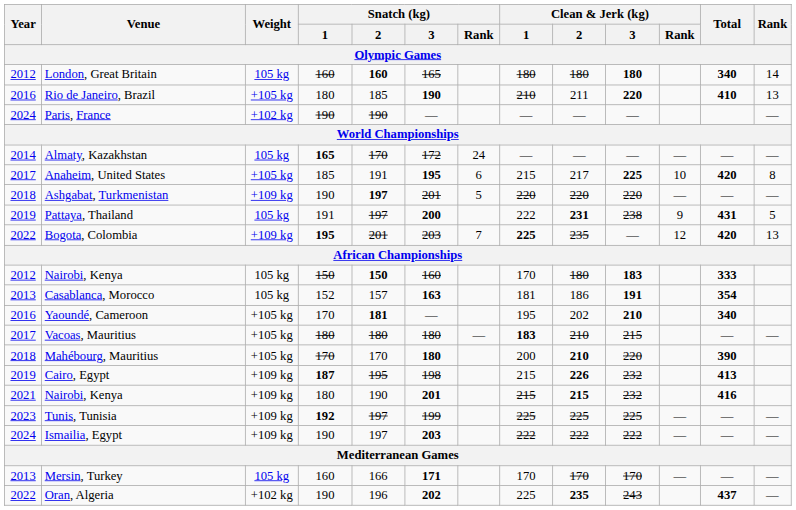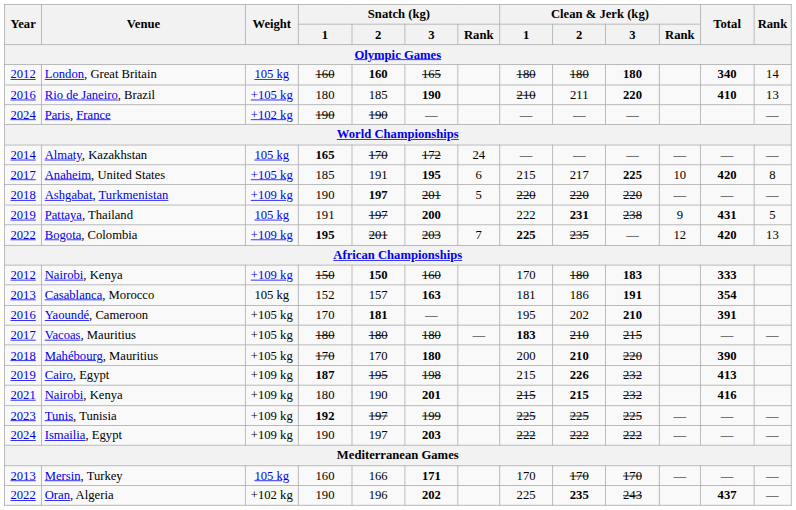(272, 275) 105 kg -> (272, 275) +109 kg
(727, 315) 340 -> (727, 315) 391
